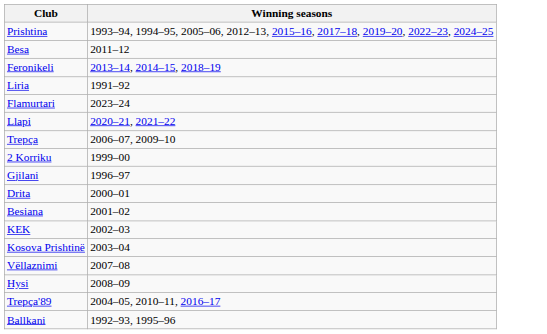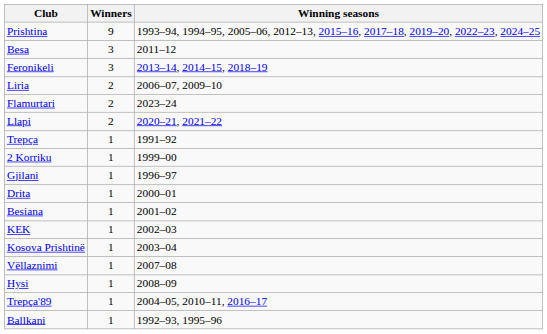+ column: (111, 13)
(110, 85) 1991–92 -> (179, 85) 2006–07, 2009–10
(133, 139) 2006–07, 2009–10 -> (157, 139) 1991–92
